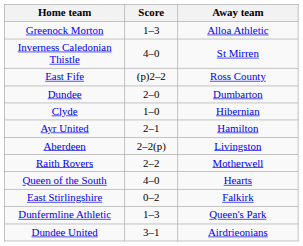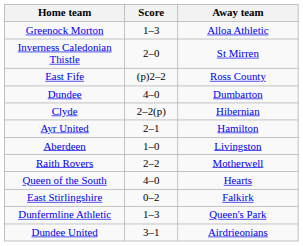(151, 53) 4–0 -> (151, 53) 2–0
(151, 94) 2–0 -> (151, 94) 4–0
(151, 111) 1–0 -> (151, 111) 2–2(p)
(151, 146) 2–2(p) -> (151, 146) 1–0
